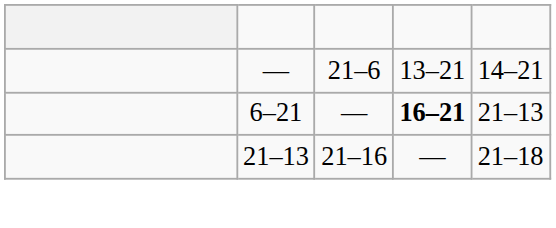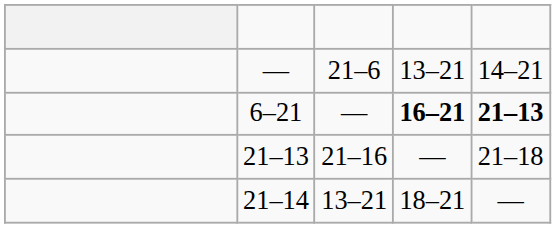(511, 113) normal -> (511, 113) bold
+ row: (276, 200)
